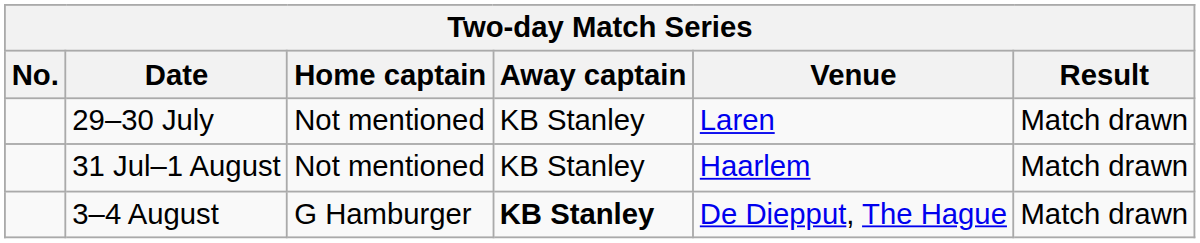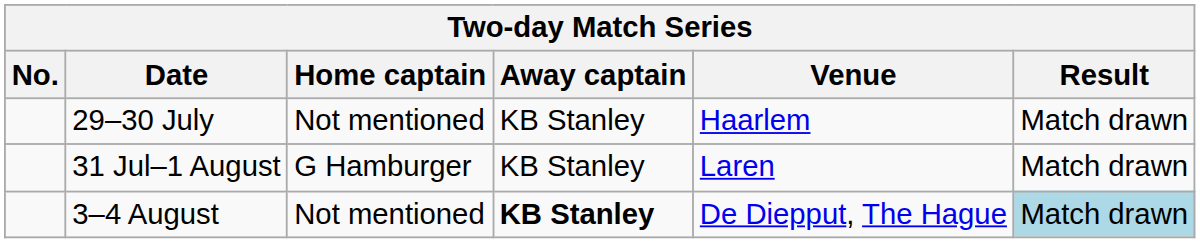(737, 120) Laren -> (755, 120) Haarlem
(389, 167) Not mentioned -> (383, 167) G Hamburger
(755, 167) Haarlem -> (737, 167) Laren
(383, 213) G Hamburger -> (389, 213) Not mentioned
(1104, 213) no background -> (1104, 213) lightblue background
